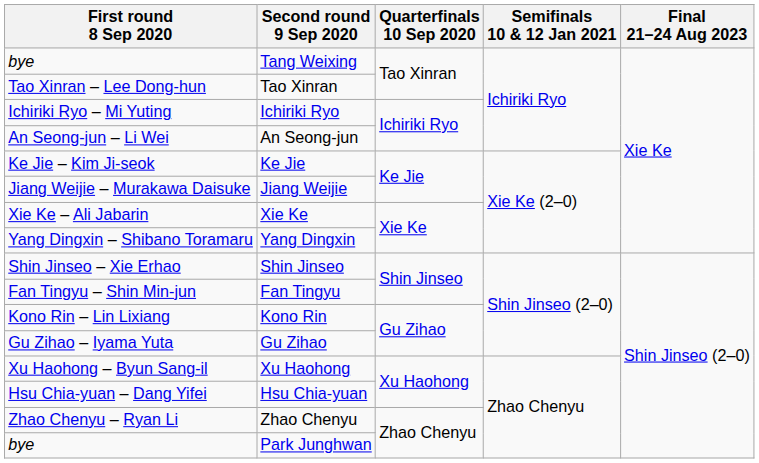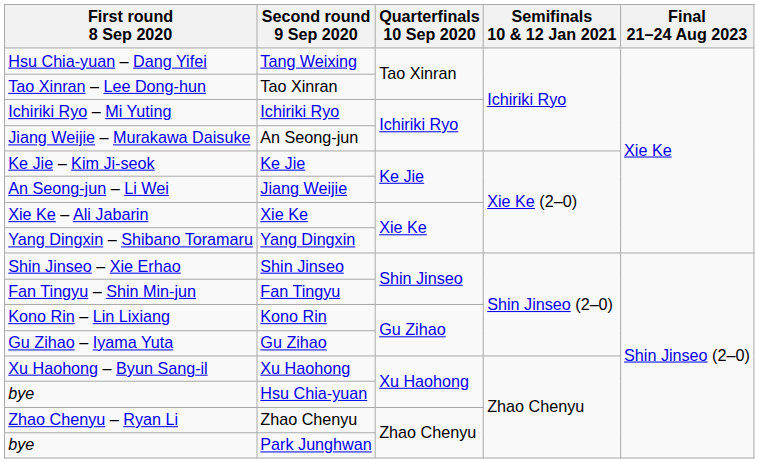(21, 61) bye -> (107, 61) Hsu Chia-yuan – Dang Yifei
(88, 138) An Seong-jun – Li Wei -> (129, 138) Jiang Weijie – Murakawa Daisuke
(129, 189) Jiang Weijie – Murakawa Daisuke -> (88, 189) An Seong-jun – Li Wei
(107, 394) Hsu Chia-yuan – Dang Yifei -> (21, 394) bye
